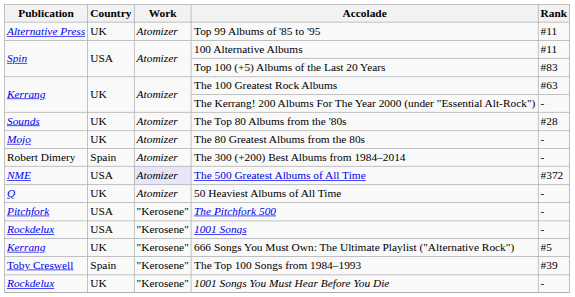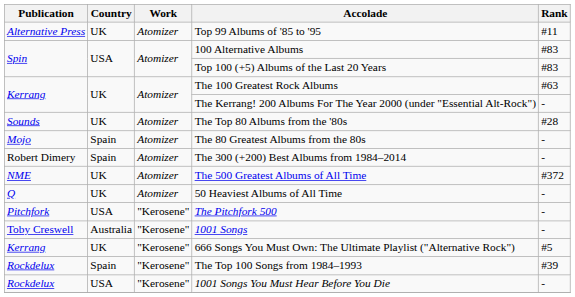(549, 49) #11 -> (550, 49) #83
(99, 139) UK -> (103, 139) Spain
(102, 175) USA -> (99, 175) UK
(157, 175) lavender background -> (158, 175) no background
(31, 229) Rockdelux -> (40, 229) Toby Creswell
(102, 229) USA -> (111, 229) Australia
(40, 265) Toby Creswell -> (31, 265) Rockdelux
(99, 283) UK -> (102, 283) USA
